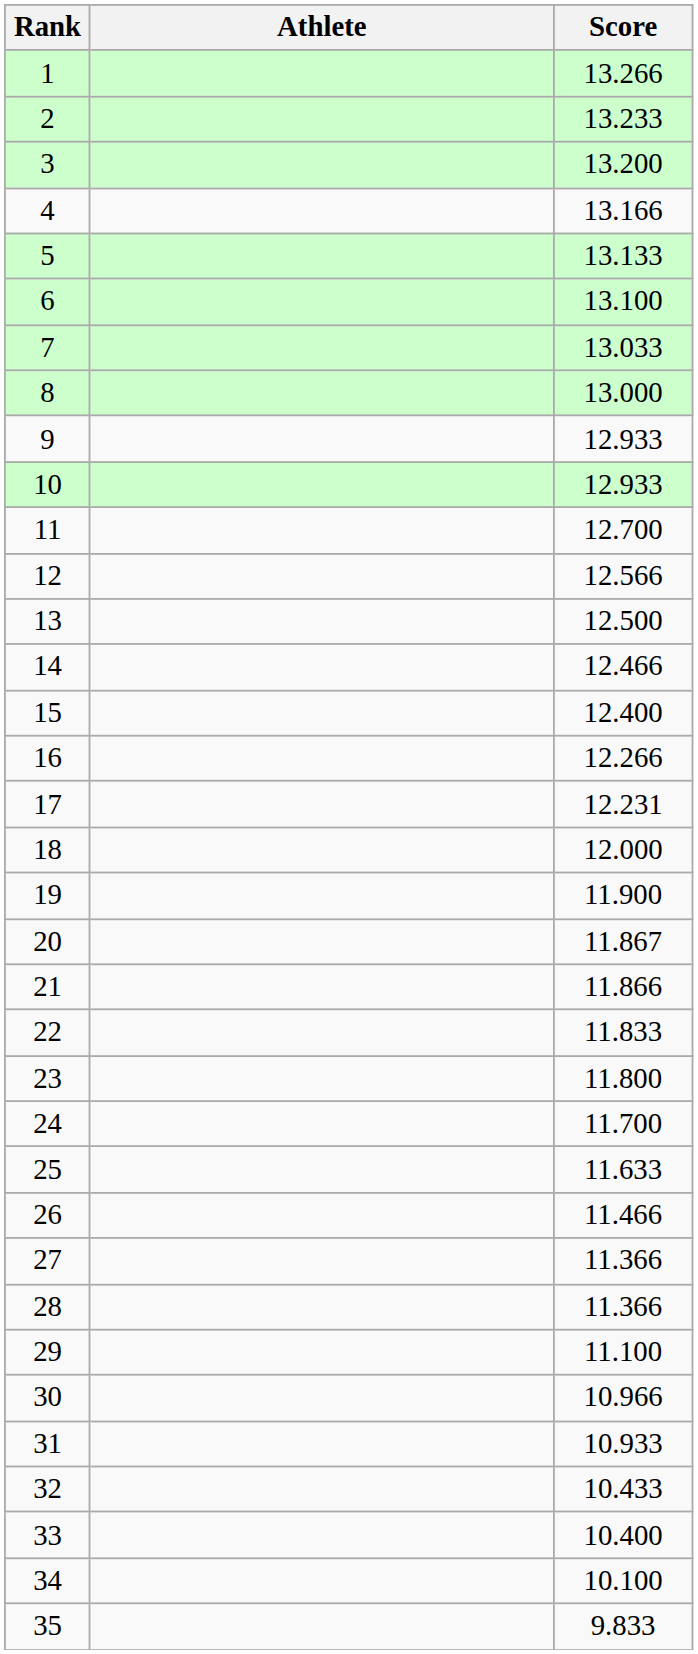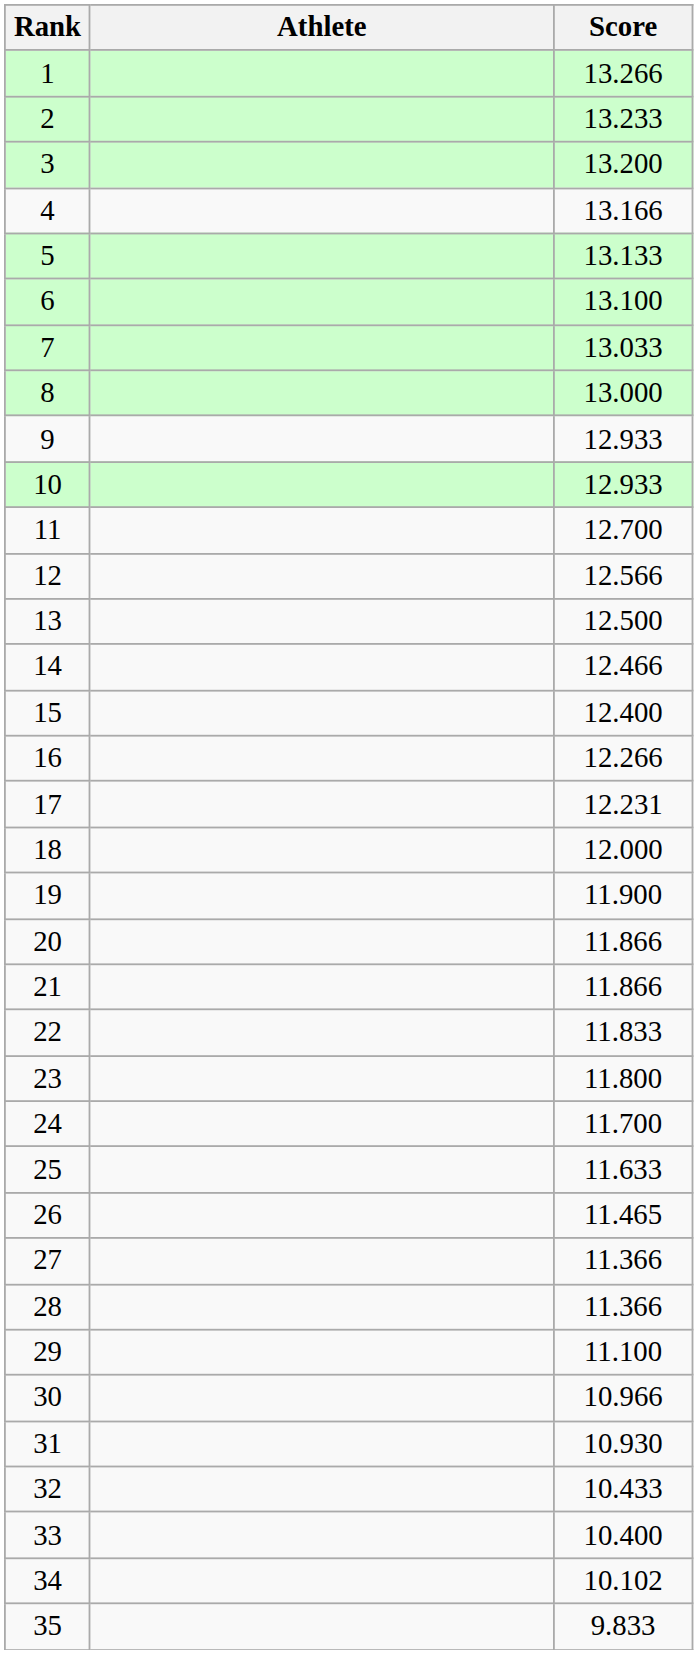(623, 940) 11.867 -> (623, 940) 11.866
(623, 1214) 11.466 -> (623, 1214) 11.465
(623, 1443) 10.933 -> (623, 1443) 10.930
(623, 1580) 10.100 -> (623, 1580) 10.102
